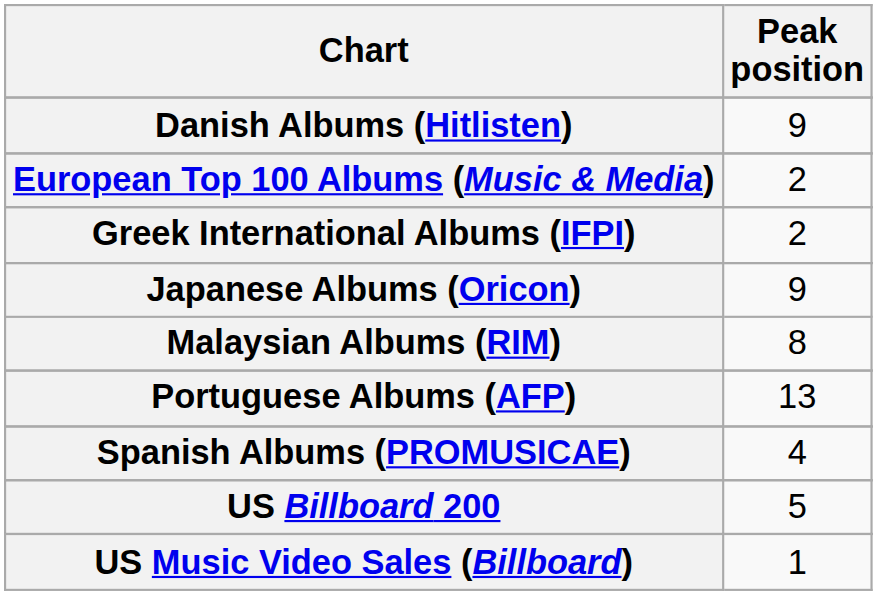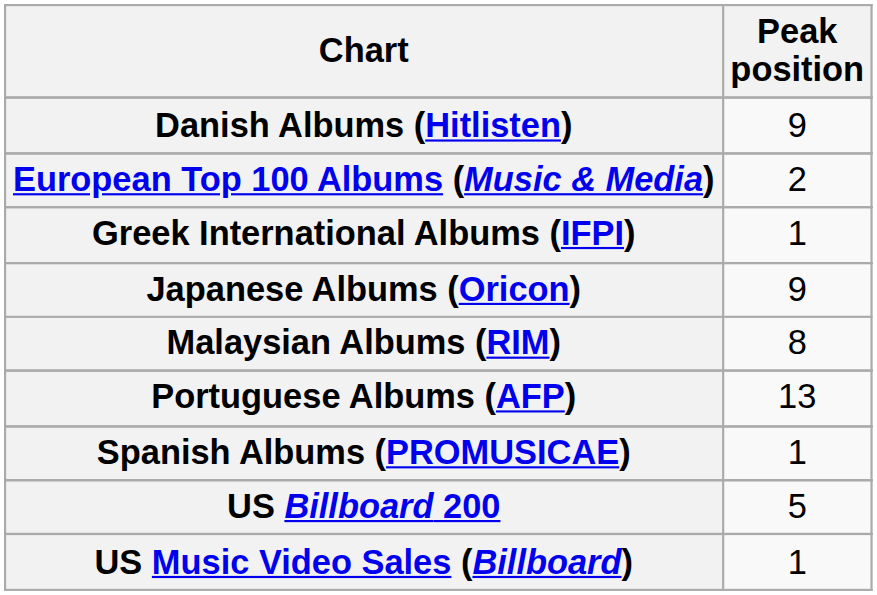(797, 234) 2 -> (797, 234) 1
(797, 452) 4 -> (797, 452) 1
